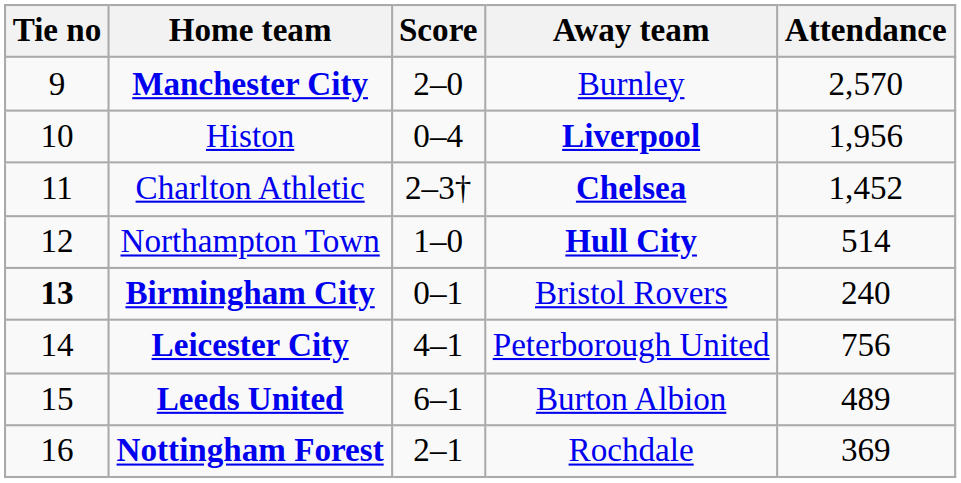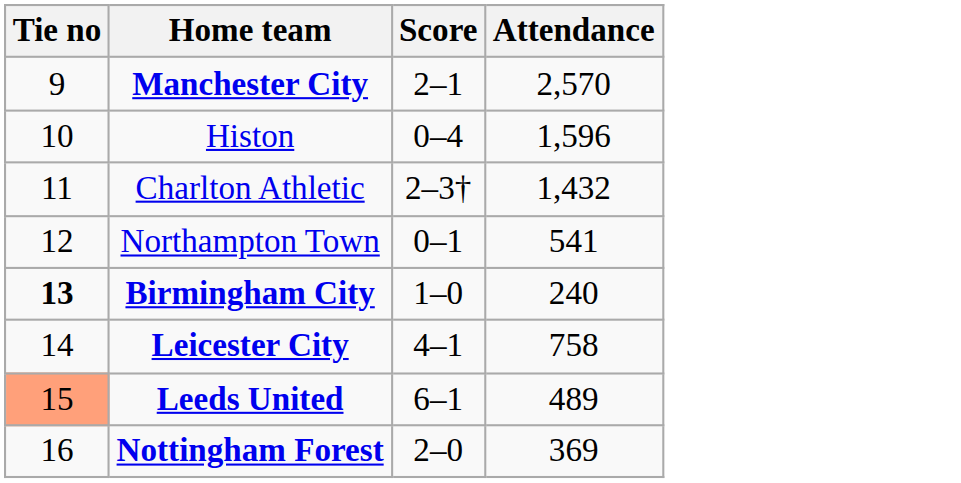- column: (631, 30)
(438, 83) 2–0 -> (438, 83) 2–1
(866, 135) 1,956 -> (574, 135) 1,596
(866, 188) 1,452 -> (574, 188) 1,432
(438, 240) 1–0 -> (438, 240) 0–1
(866, 240) 514 -> (574, 240) 541
(438, 293) 0–1 -> (438, 293) 1–0
(866, 345) 756 -> (574, 345) 758
(57, 398) no background -> (57, 398) lightsalmon background
(438, 450) 2–1 -> (438, 450) 2–0
